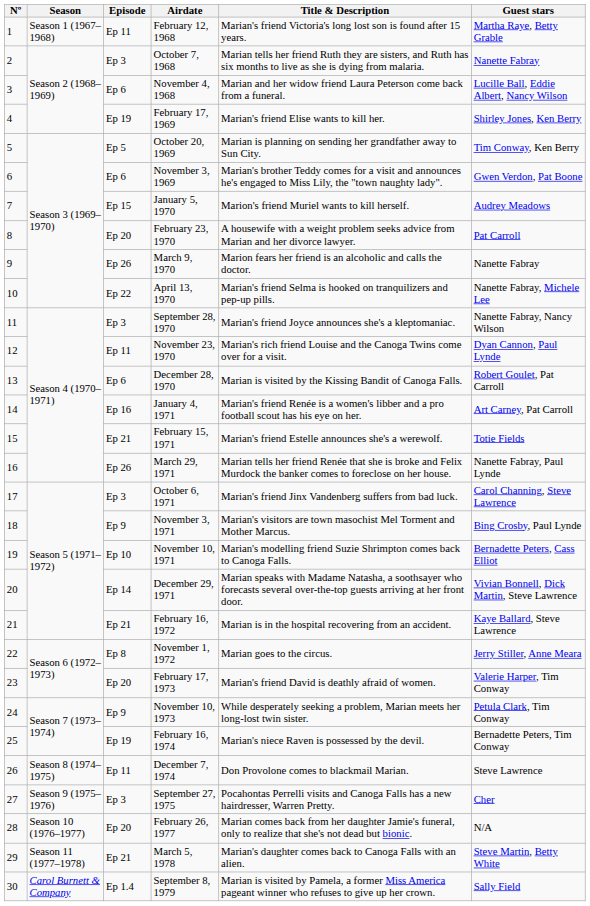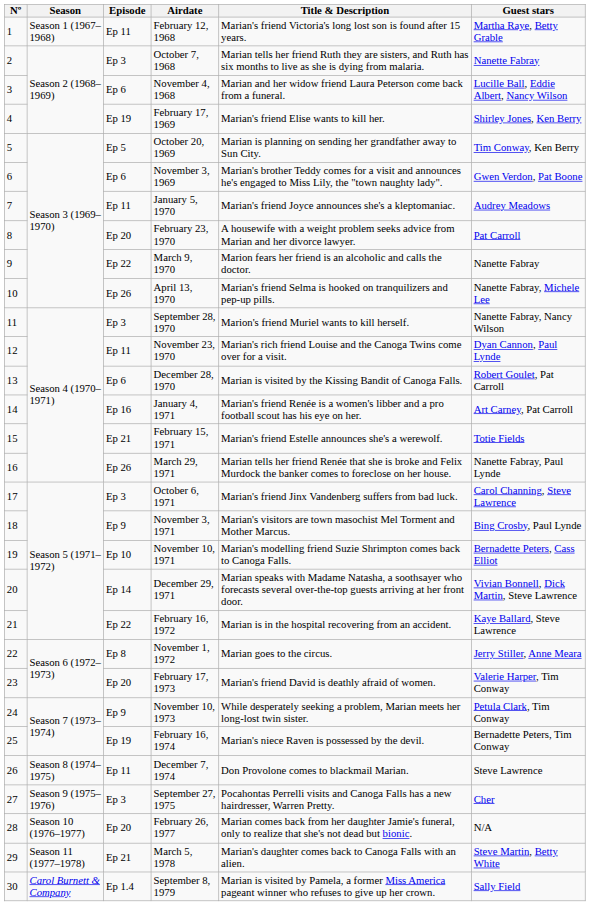(119, 206) Ep 15 -> (118, 206) Ep 11
(315, 206) Marion's friend Muriel wants to kill herself. -> (338, 206) Marian's friend Joyce announces she's a kleptomaniac.
(119, 264) Ep 26 -> (119, 264) Ep 22
(119, 293) Ep 22 -> (119, 293) Ep 26
(338, 322) Marian's friend Joyce announces she's a kleptomaniac. -> (315, 322) Marion's friend Muriel wants to kill herself.
(119, 625) Ep 21 -> (119, 625) Ep 22
